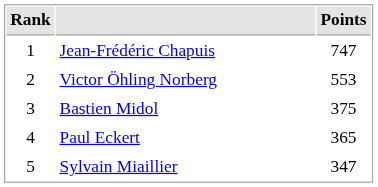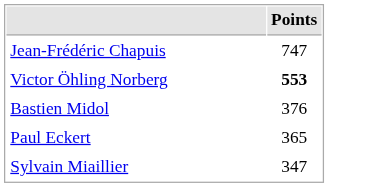- column: (31, 20)
(343, 79) normal -> (294, 79) bold
(343, 108) 375 -> (294, 108) 376
